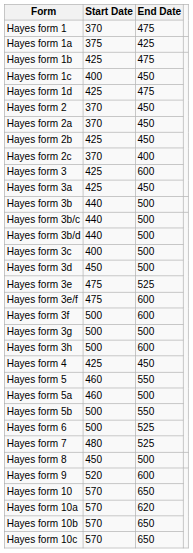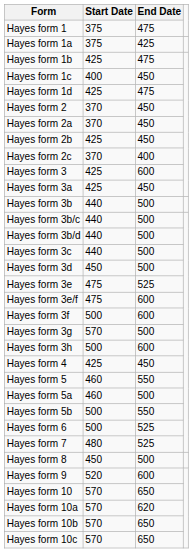(94, 28) 370 -> (94, 28) 375
(94, 252) 400 -> (94, 252) 440
(94, 332) 500 -> (94, 332) 570
